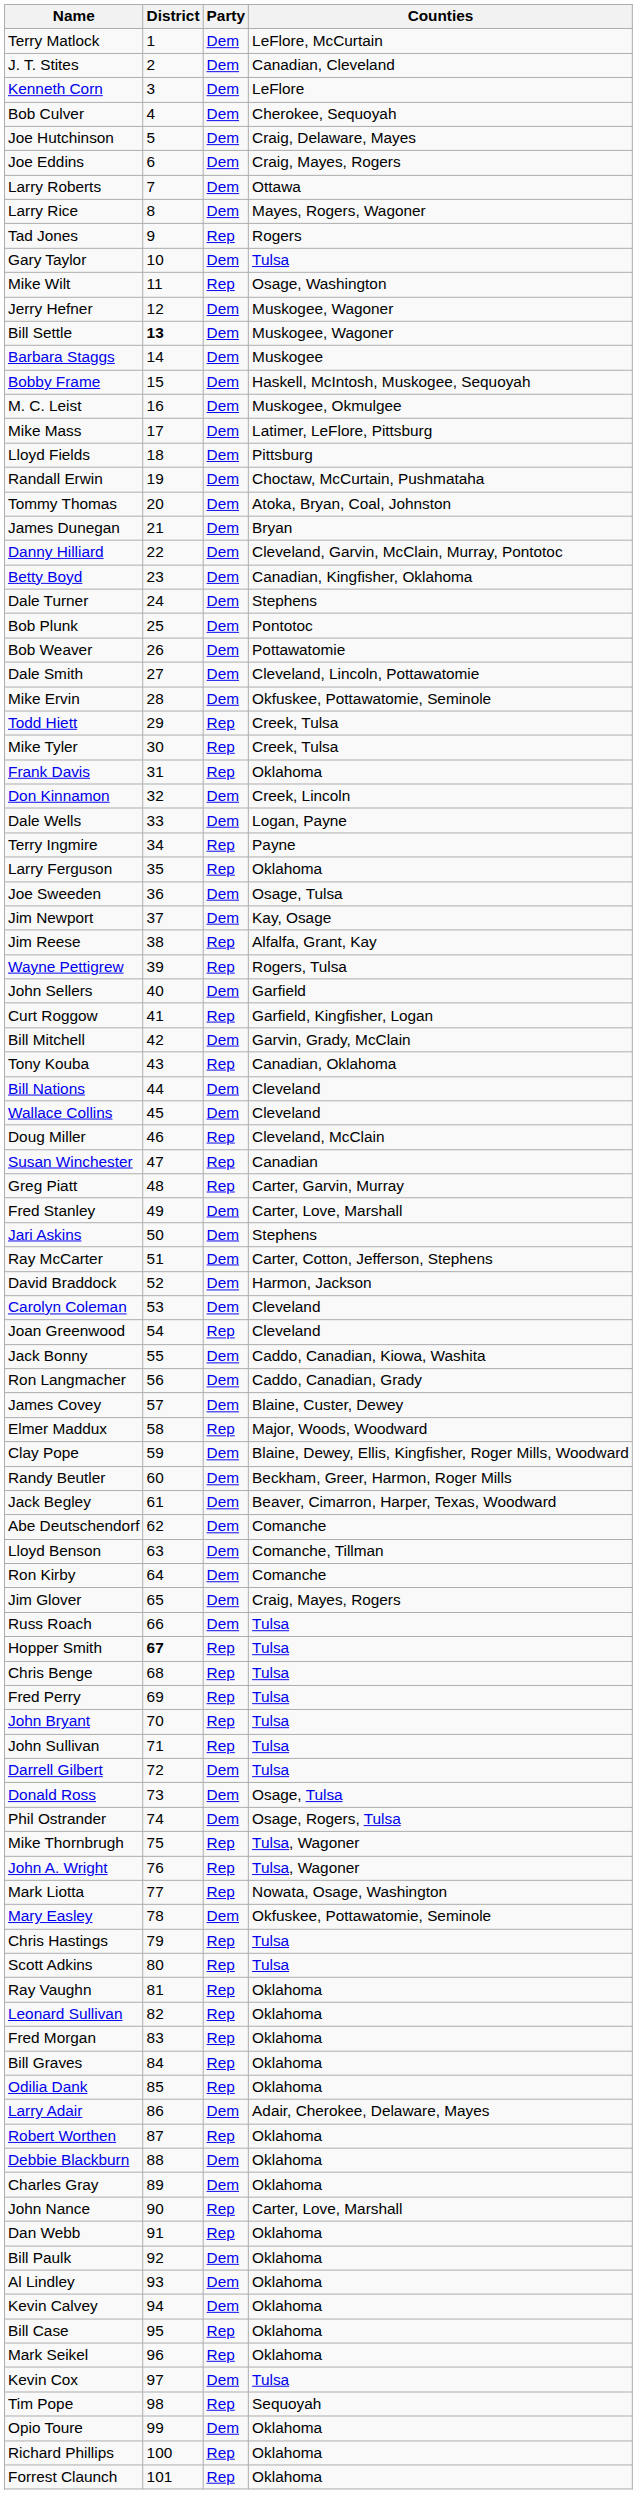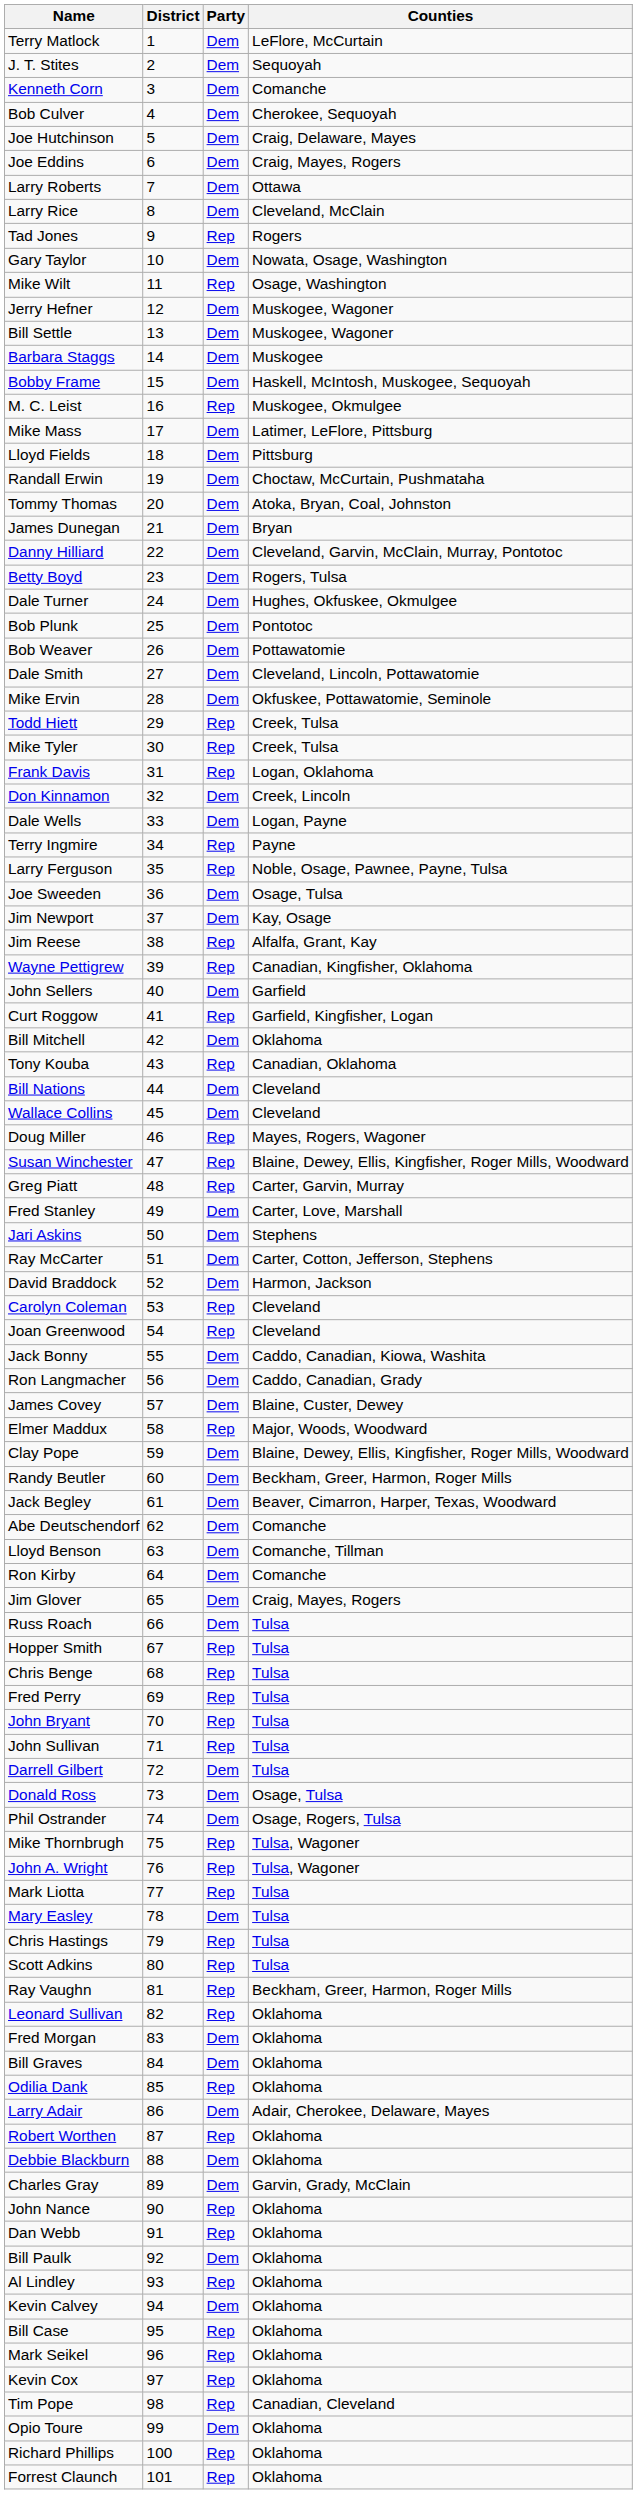(323, 65) Canadian, Cleveland -> (287, 65) Sequoyah
(278, 89) LeFlore -> (289, 89) Comanche
(339, 211) Mayes, Rogers, Wagoner -> (318, 211) Cleveland, McClain
(271, 260) Tulsa -> (350, 260) Nowata, Osage, Washington
(155, 333) bold -> (155, 333) normal
(223, 406) Dem -> (221, 406) Rep
(362, 576) Canadian, Kingfisher, Oklahoma -> (299, 576) Rogers, Tulsa
(285, 601) Stephens -> (355, 601) Hughes, Okfuskee, Okmulgee
(287, 771) Oklahoma -> (313, 771) Logan, Oklahoma
(287, 869) Oklahoma -> (380, 869) Noble, Osage, Pawnee, Payne, Tulsa
(299, 966) Rogers, Tulsa -> (362, 966) Canadian, Kingfisher, Oklahoma
(331, 1039) Garvin, Grady, McClain -> (287, 1039) Oklahoma
(318, 1137) Cleveland, McClain -> (339, 1137) Mayes, Rogers, Wagoner
(285, 1161) Canadian -> (440, 1161) Blaine, Dewey, Ellis, Kingfisher, Roger Mills, Woodward
(223, 1307) Dem -> (221, 1307) Rep
(155, 1648) bold -> (155, 1648) normal
(350, 1892) Nowata, Osage, Washington -> (271, 1892) Tulsa
(372, 1916) Okfuskee, Pottawatomie, Seminole -> (271, 1916) Tulsa
(287, 1989) Oklahoma -> (382, 1989) Beckham, Greer, Harmon, Roger Mills
(221, 2038) Rep -> (223, 2038) Dem
(221, 2062) Rep -> (223, 2062) Dem
(287, 2184) Oklahoma -> (331, 2184) Garvin, Grady, McClain
(327, 2209) Carter, Love, Marshall -> (287, 2209) Oklahoma
(223, 2282) Dem -> (221, 2282) Rep
(223, 2379) Dem -> (221, 2379) Rep
(271, 2379) Tulsa -> (287, 2379) Oklahoma
(287, 2403) Sequoyah -> (323, 2403) Canadian, Cleveland
